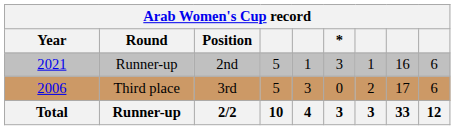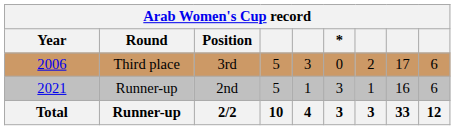rows swapped: (147, 88) <-> (147, 64)
